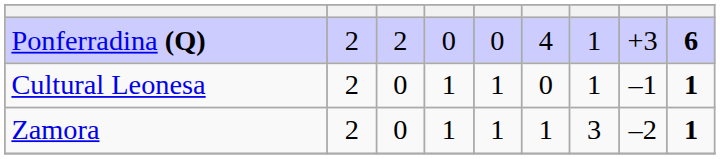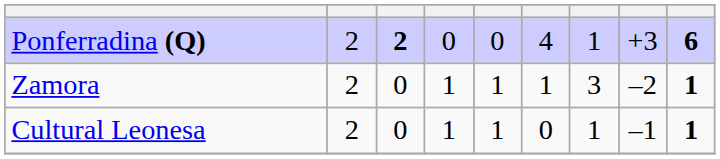(400, 40) normal -> (400, 40) bold
rows swapped: (109, 84) <-> (55, 129)
